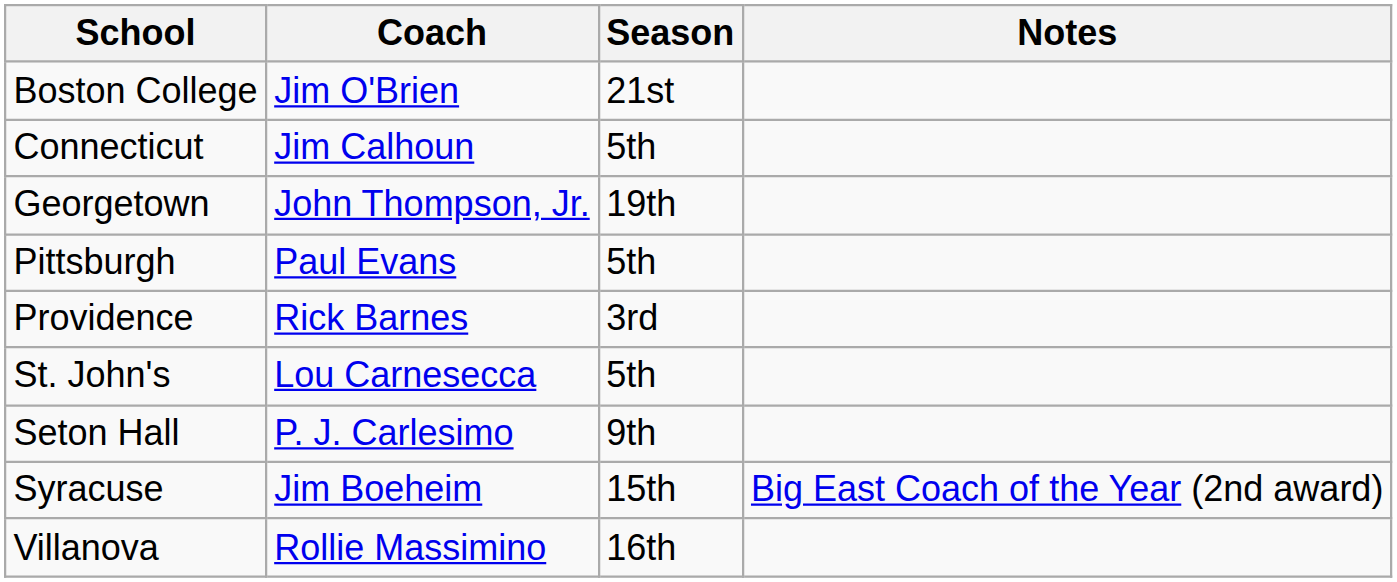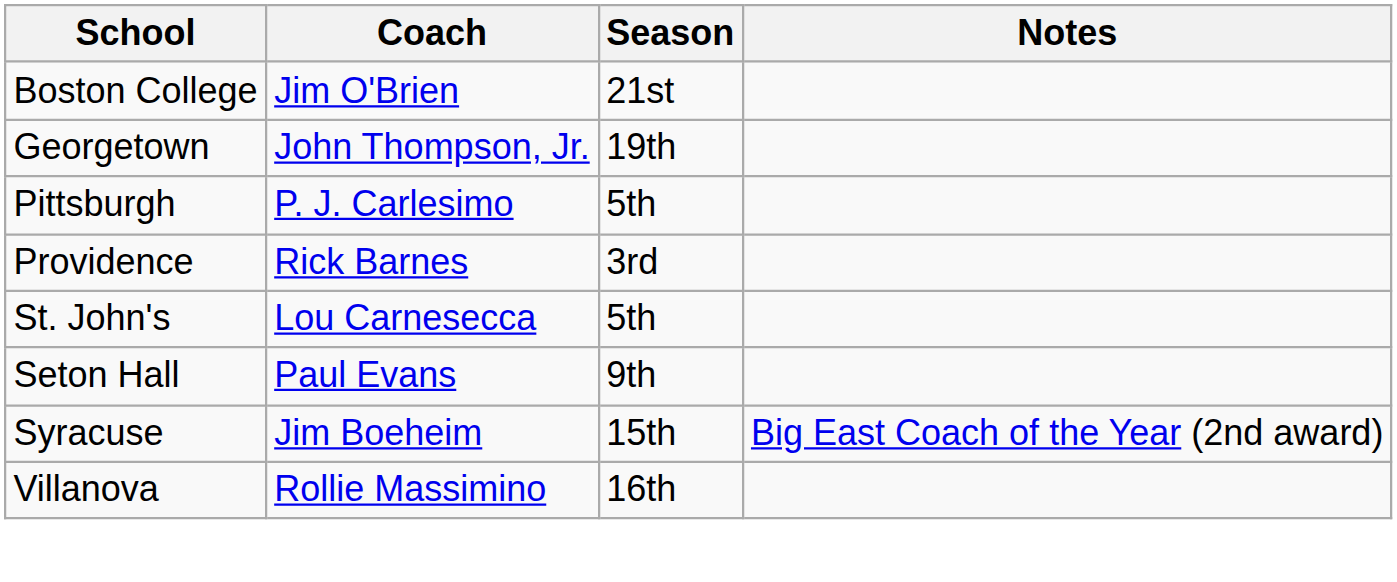- row: (108, 147)
(365, 261) Paul Evans -> (394, 204) P. J. Carlesimo
(394, 432) P. J. Carlesimo -> (365, 375) Paul Evans
